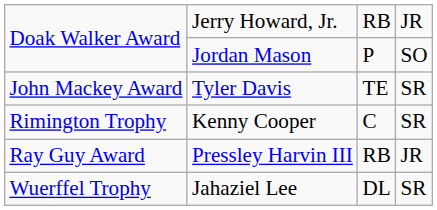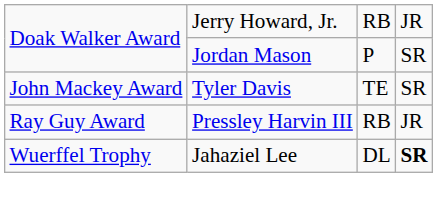(414, 54) SO -> (413, 54) SR
- row: (88, 121)
(413, 188) normal -> (414, 155) bold
